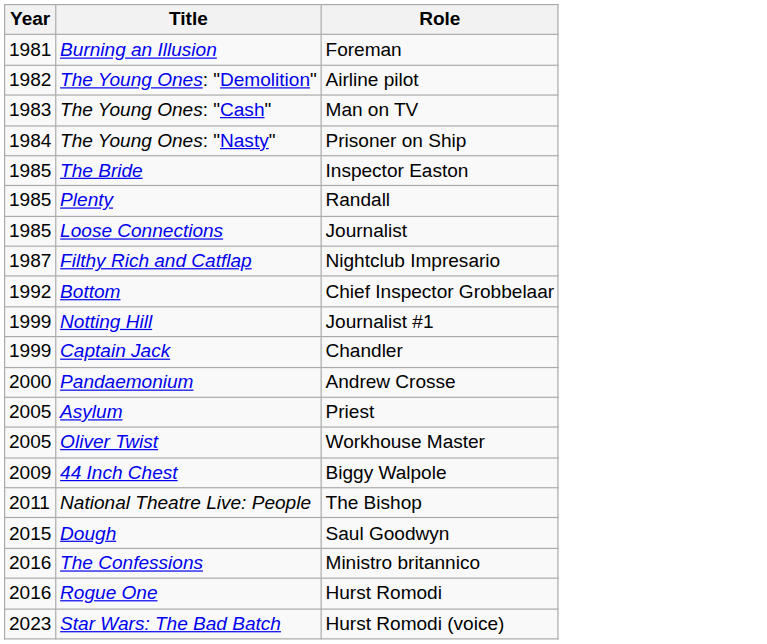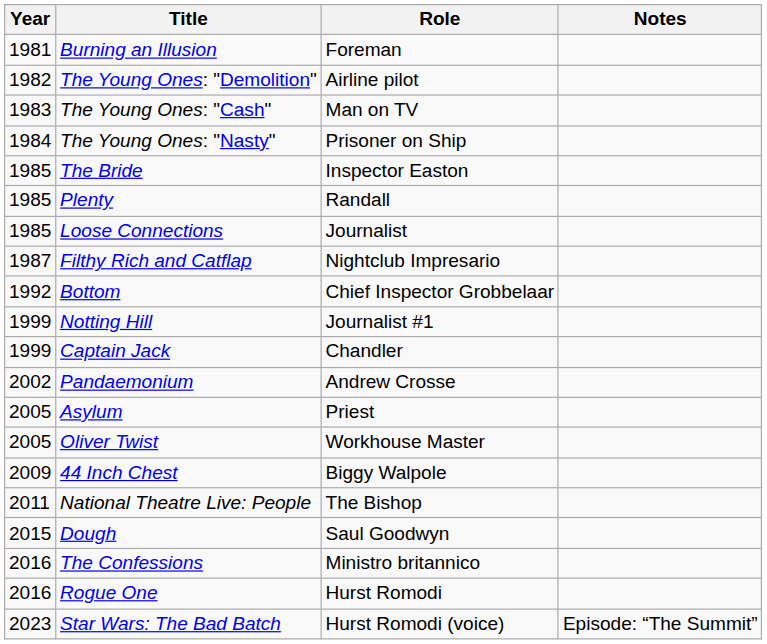+ column: (660, 19)
(30, 381) 2000 -> (30, 381) 2002
